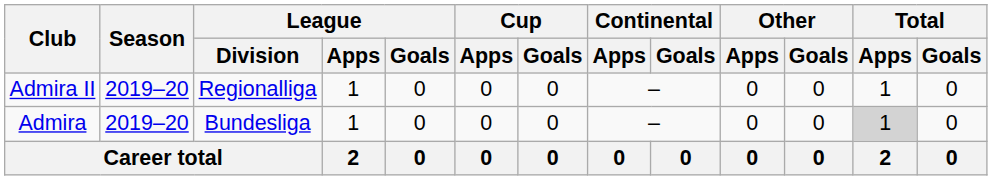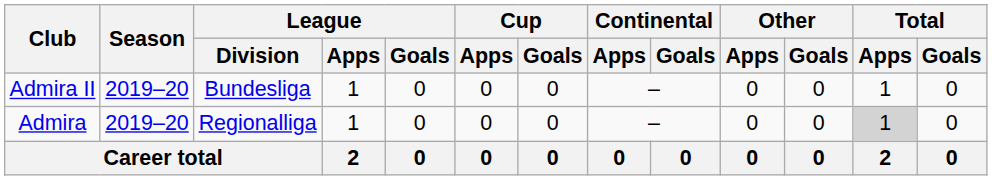(258, 89) Regionalliga -> (258, 89) Bundesliga
(258, 123) Bundesliga -> (258, 123) Regionalliga
